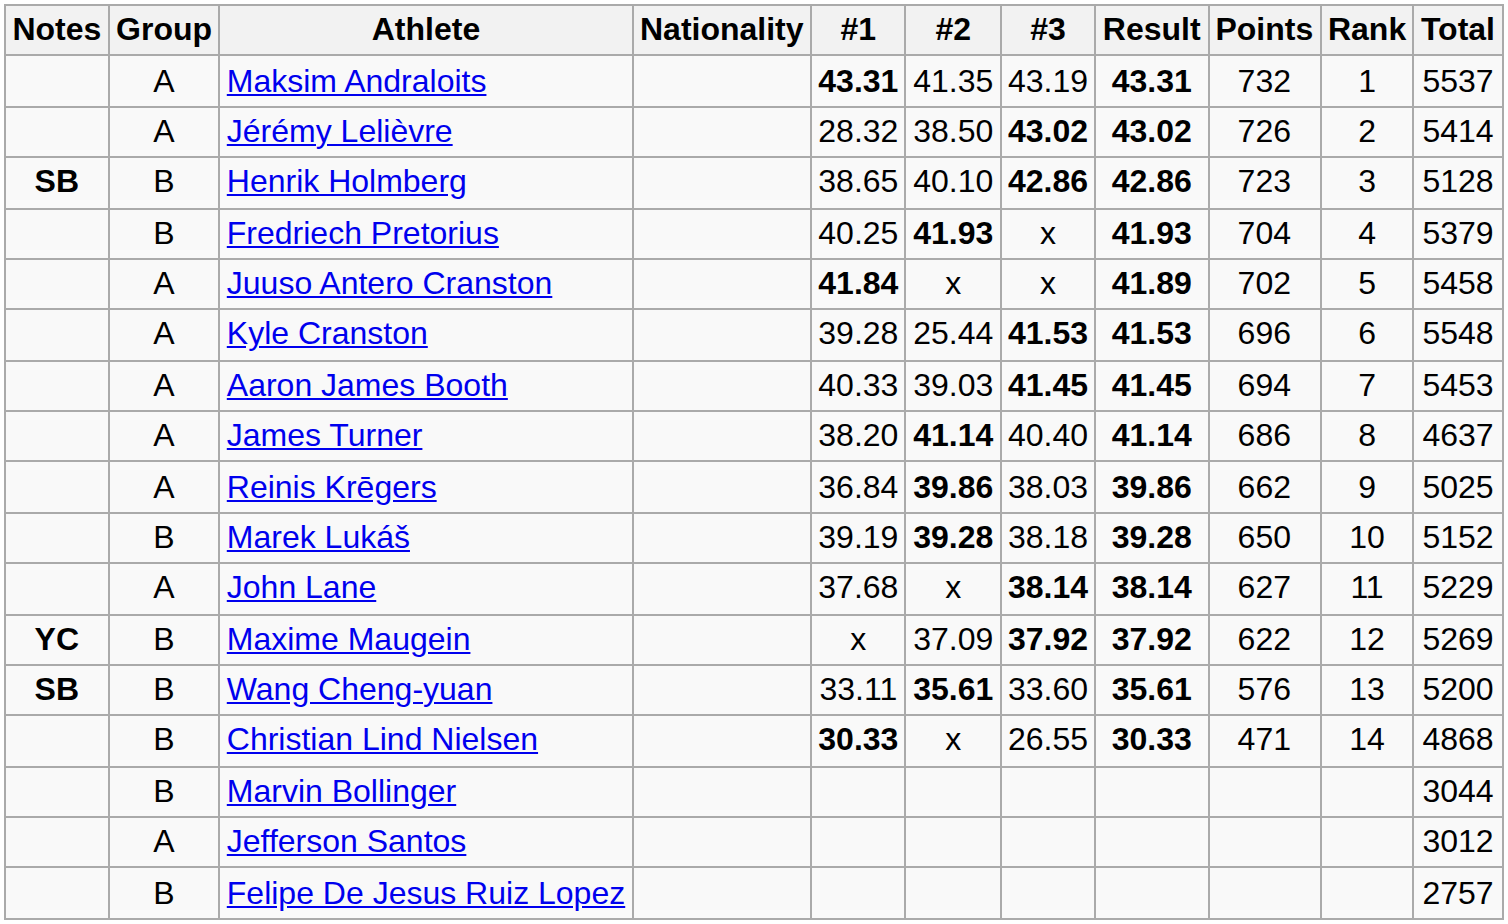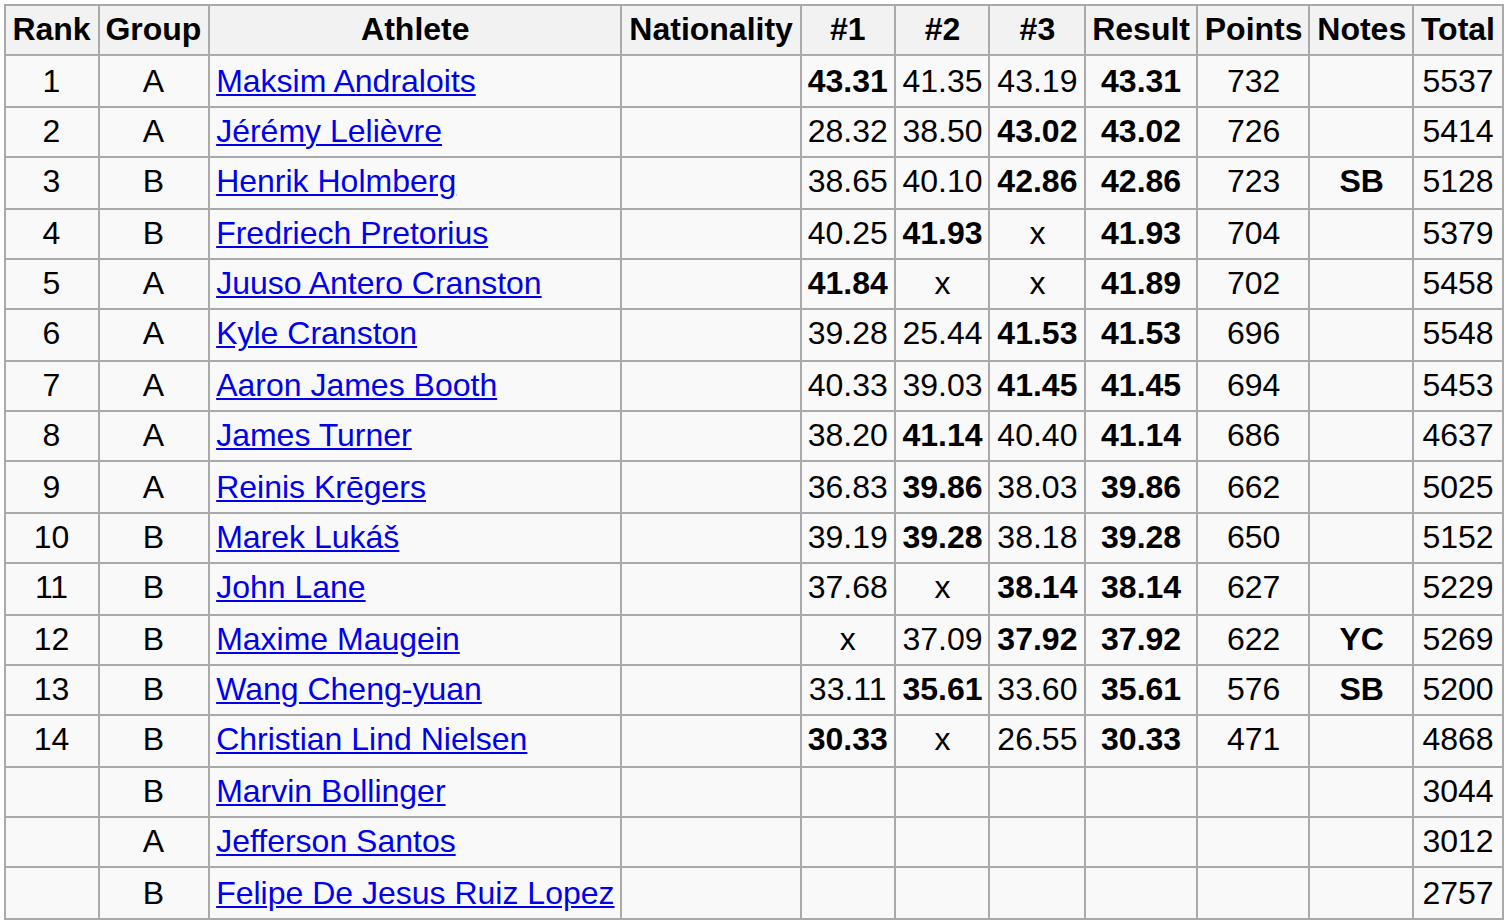columns swapped: (1367, 29) <-> (57, 29)
(858, 486) 36.84 -> (848, 486) 36.83
(164, 588) A -> (153, 588) B
